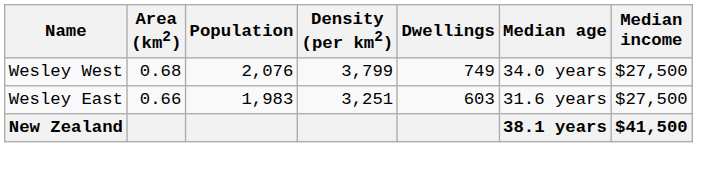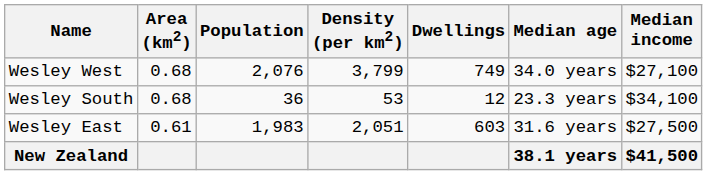(651, 71) $27,500 -> (662, 71) $27,100
+ row: (71, 99)
(161, 99) 0.66 -> (171, 128) 0.61
(367, 99) 3,251 -> (378, 128) 2,051
